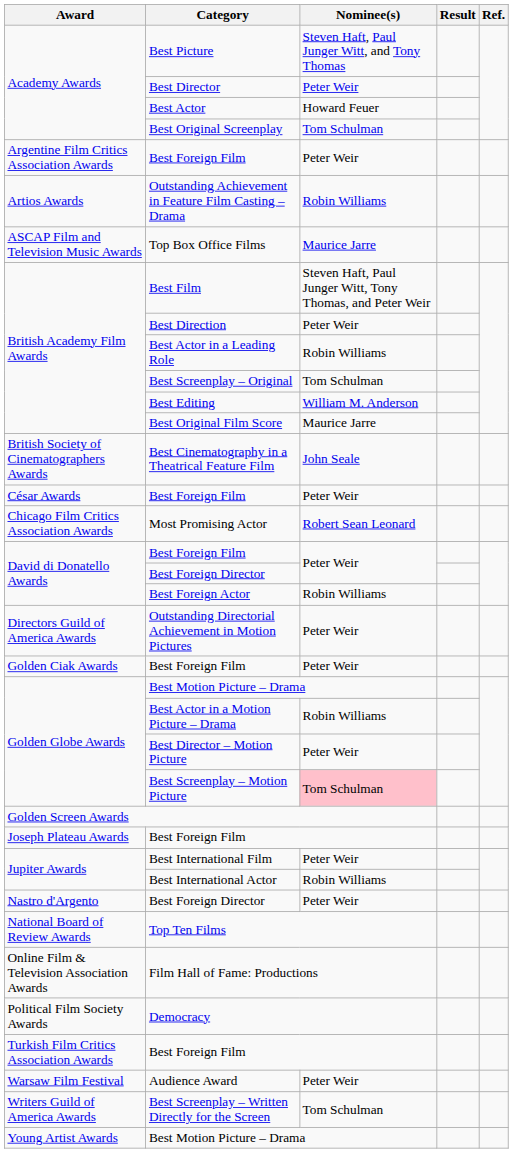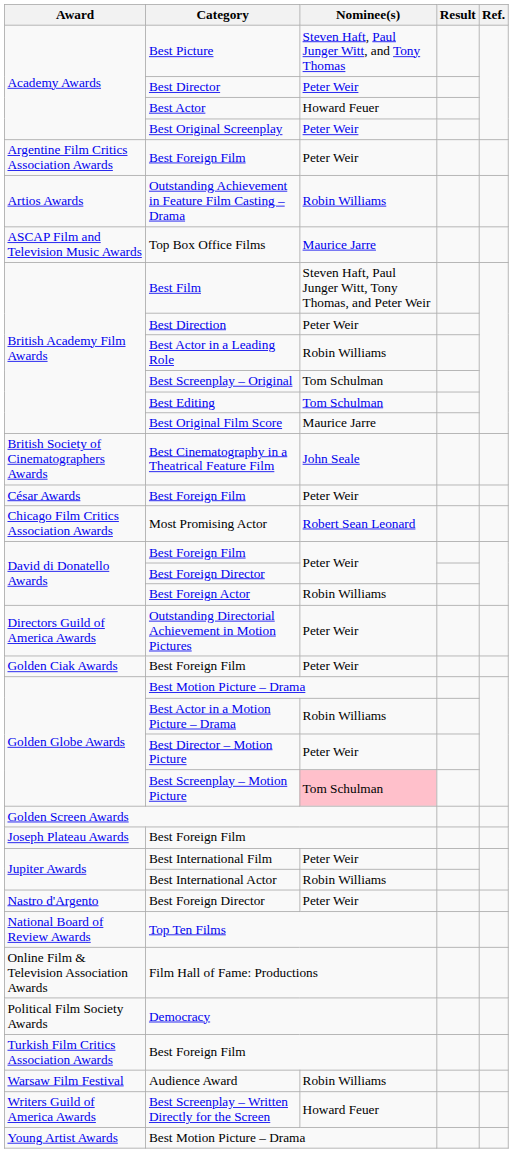(343, 129) Tom Schulman -> (331, 129) Peter Weir
(360, 402) William M. Anderson -> (343, 402) Tom Schulman
(331, 1080) Peter Weir -> (344, 1080) Robin Williams
(343, 1109) Tom Schulman -> (341, 1109) Howard Feuer
